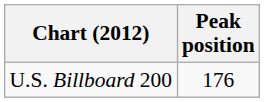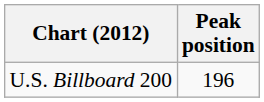(218, 79) 176 -> (218, 79) 196
